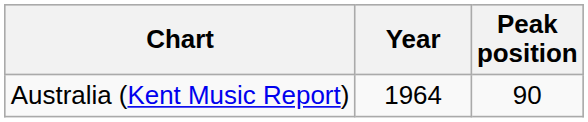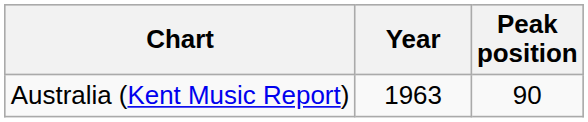(413, 95) 1964 -> (413, 95) 1963
